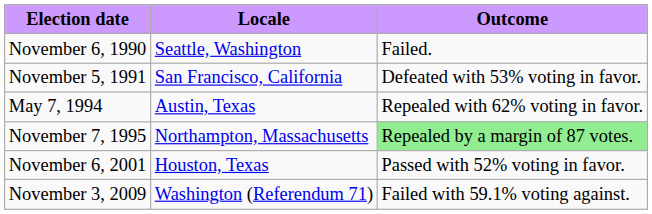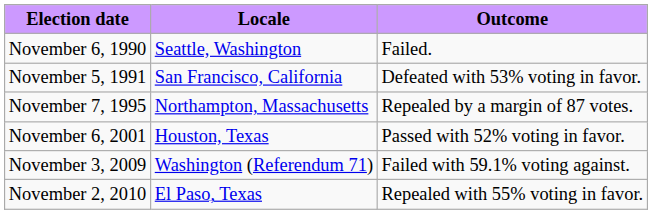- row: (56, 106)
(507, 135) lightgreen background -> (507, 106) no background
+ row: (78, 194)
